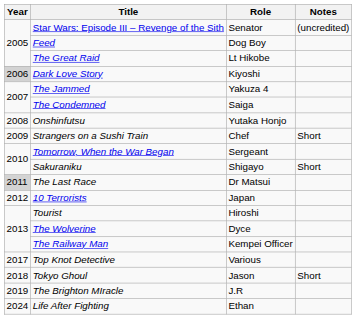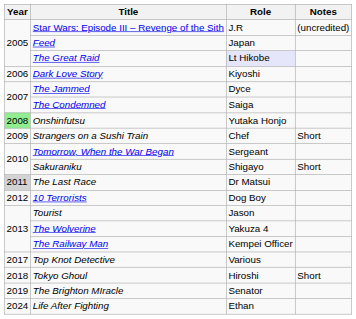(245, 27) Senator -> (236, 27) J.R
(247, 43) Dog Boy -> (242, 43) Japan
(249, 58) no background -> (249, 58) lavender background
(17, 74) lightgrey background -> (17, 74) no background
(248, 89) Yakuza 4 -> (240, 89) Dyce
(17, 120) no background -> (17, 120) lightgreen background
(242, 197) Japan -> (247, 197) Dog Boy
(244, 213) Hiroshi -> (241, 213) Jason
(240, 228) Dyce -> (248, 228) Yakuza 4
(241, 275) Jason -> (244, 275) Hiroshi
(236, 290) J.R -> (245, 290) Senator
